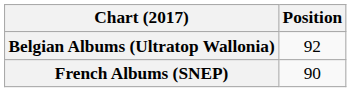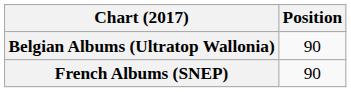(312, 45) 92 -> (312, 45) 90
